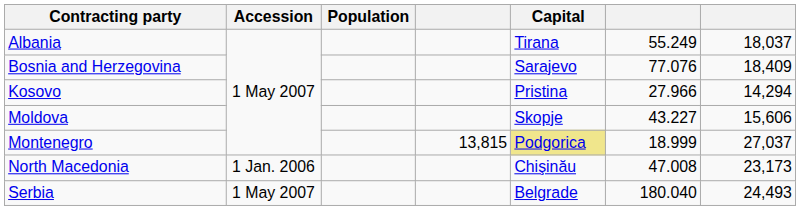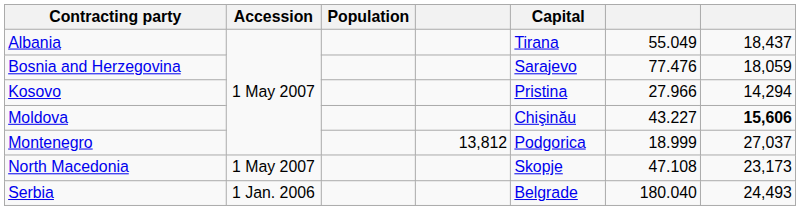(673, 42) 55.249 -> (673, 42) 55.049
(768, 42) 18,037 -> (768, 42) 18,437
(673, 67) 77.076 -> (673, 67) 77.476
(768, 67) 18,409 -> (768, 67) 18,059
(539, 117) Skopje -> (545, 117) Chişinău
(768, 117) normal -> (768, 117) bold
(483, 142) 13,815 -> (483, 142) 13,812
(550, 142) khaki background -> (550, 142) no background
(273, 167) 1 Jan. 2006 -> (273, 167) 1 May 2007
(545, 167) Chişinău -> (539, 167) Skopje
(673, 167) 47.008 -> (673, 167) 47.108
(273, 192) 1 May 2007 -> (273, 192) 1 Jan. 2006
